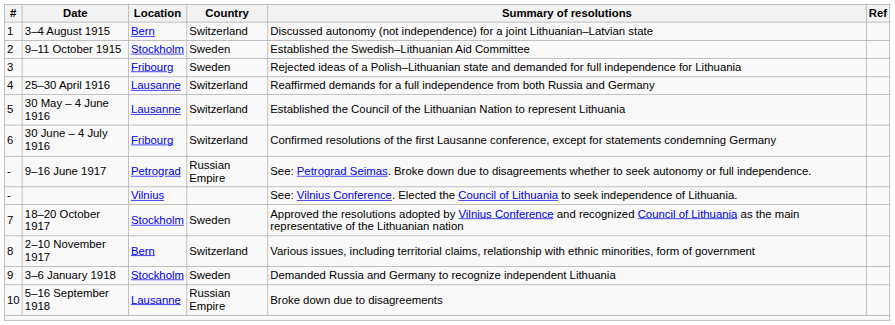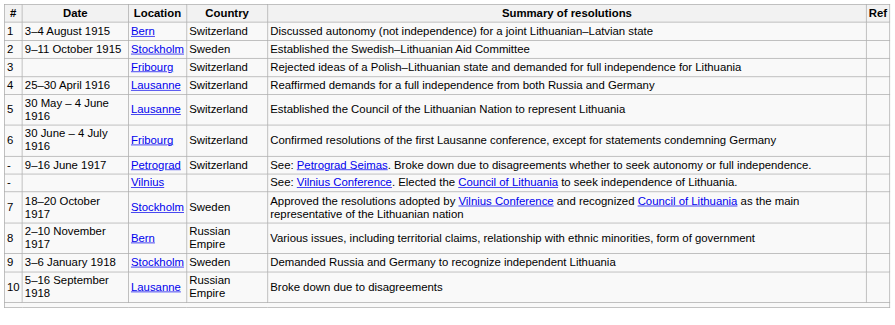(210, 67) Sweden -> (219, 67) Switzerland
(210, 171) Russian Empire -> (219, 165) Switzerland
(219, 251) Switzerland -> (210, 238) Russian Empire
